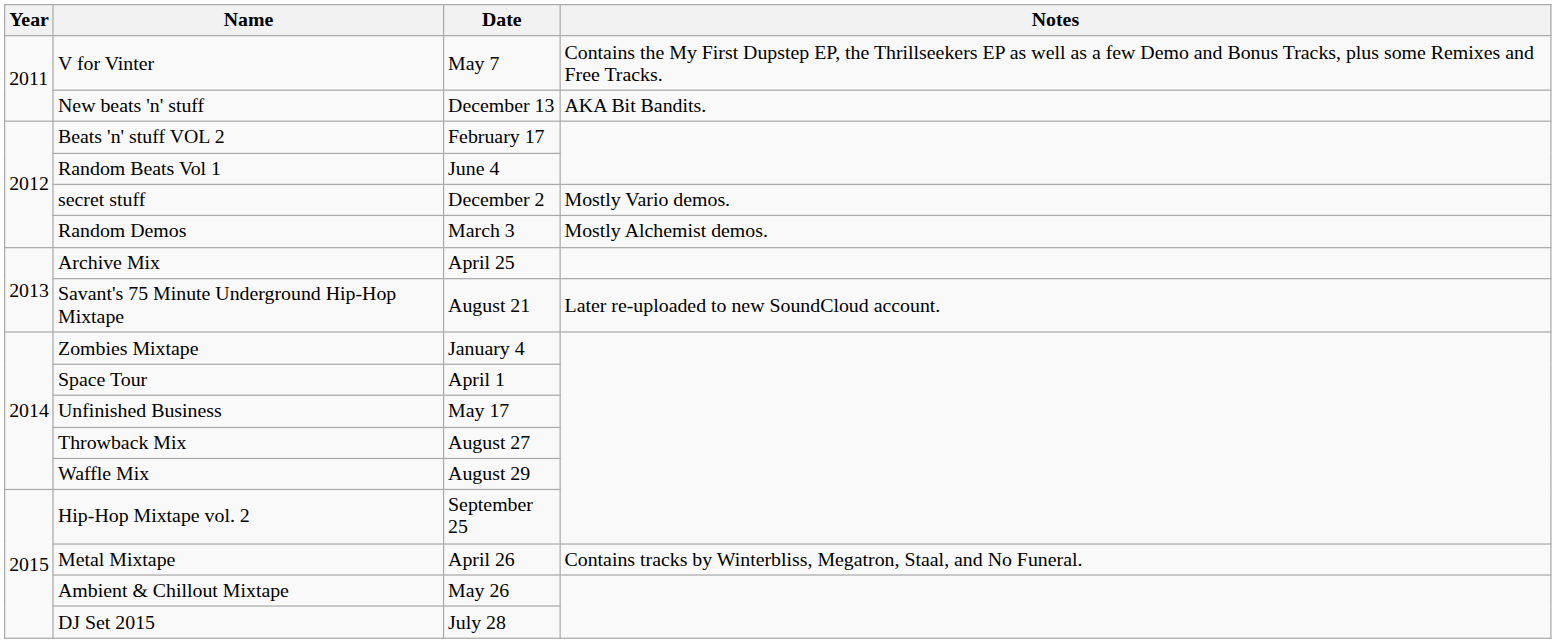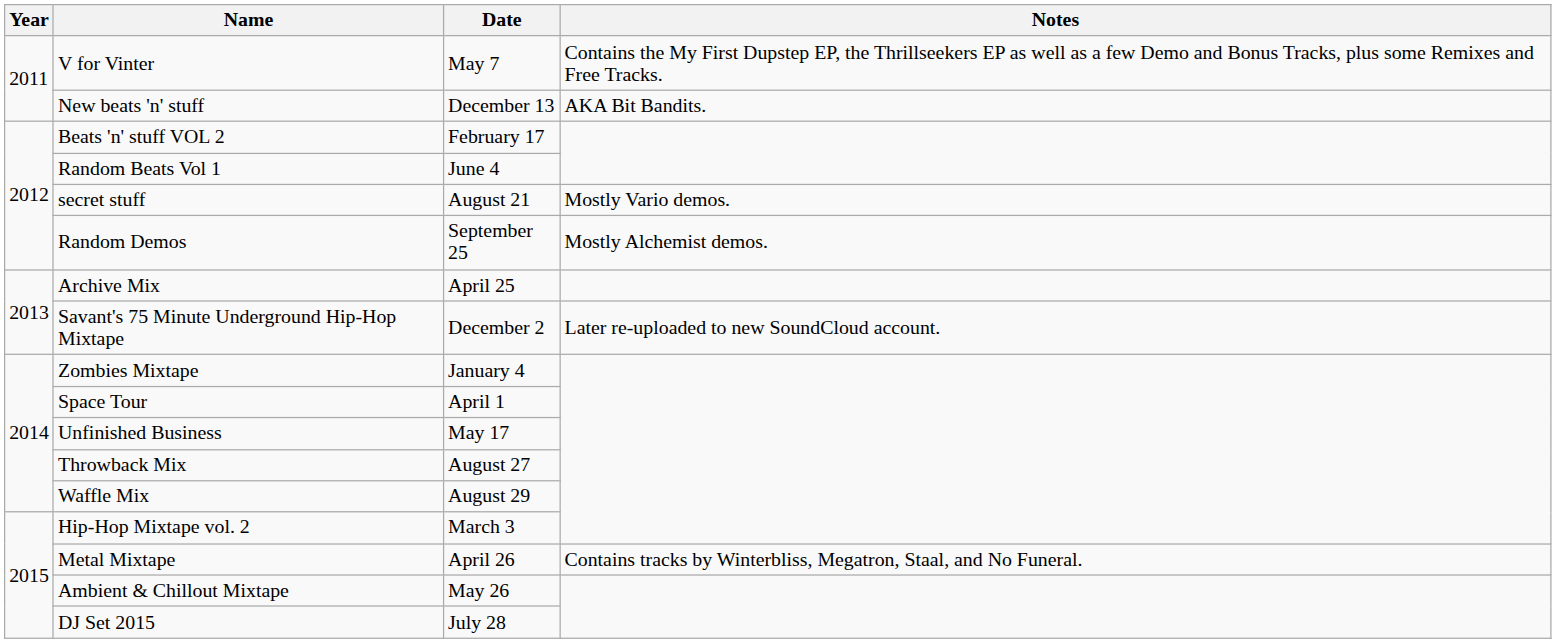(496, 199) December 2 -> (489, 199) August 21
(481, 231) March 3 -> (490, 242) September 25
(489, 305) August 21 -> (496, 327) December 2
(490, 516) September 25 -> (481, 527) March 3
